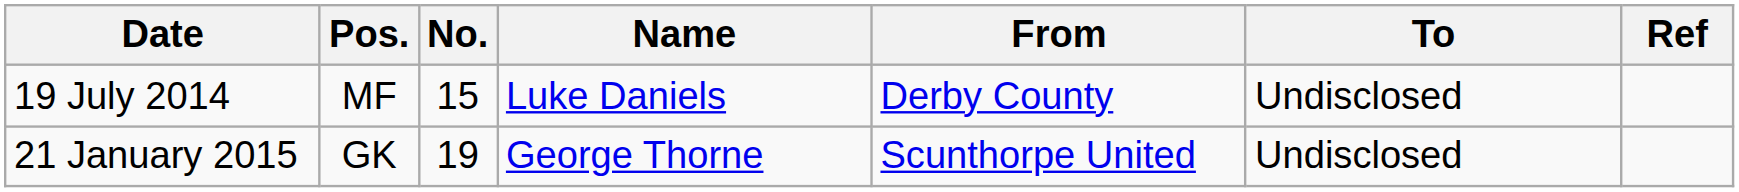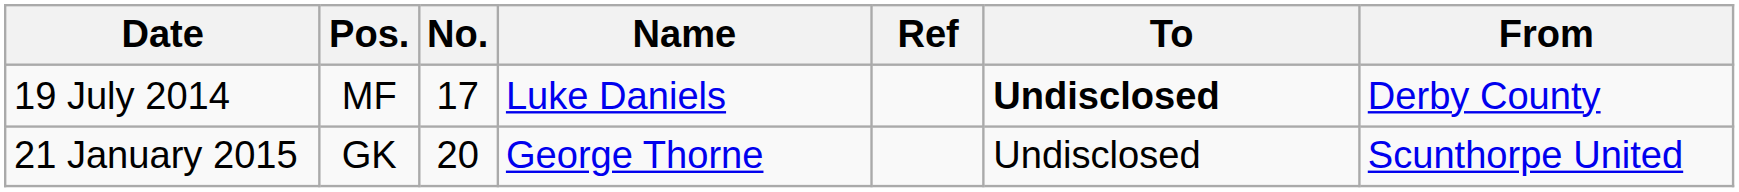columns swapped: (1059, 34) <-> (1677, 34)
(458, 95) 15 -> (458, 95) 17
(1359, 95) normal -> (1106, 95) bold
(458, 155) 19 -> (458, 155) 20
